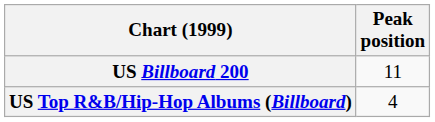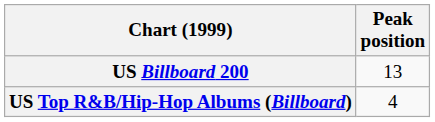(393, 71) 11 -> (393, 71) 13
